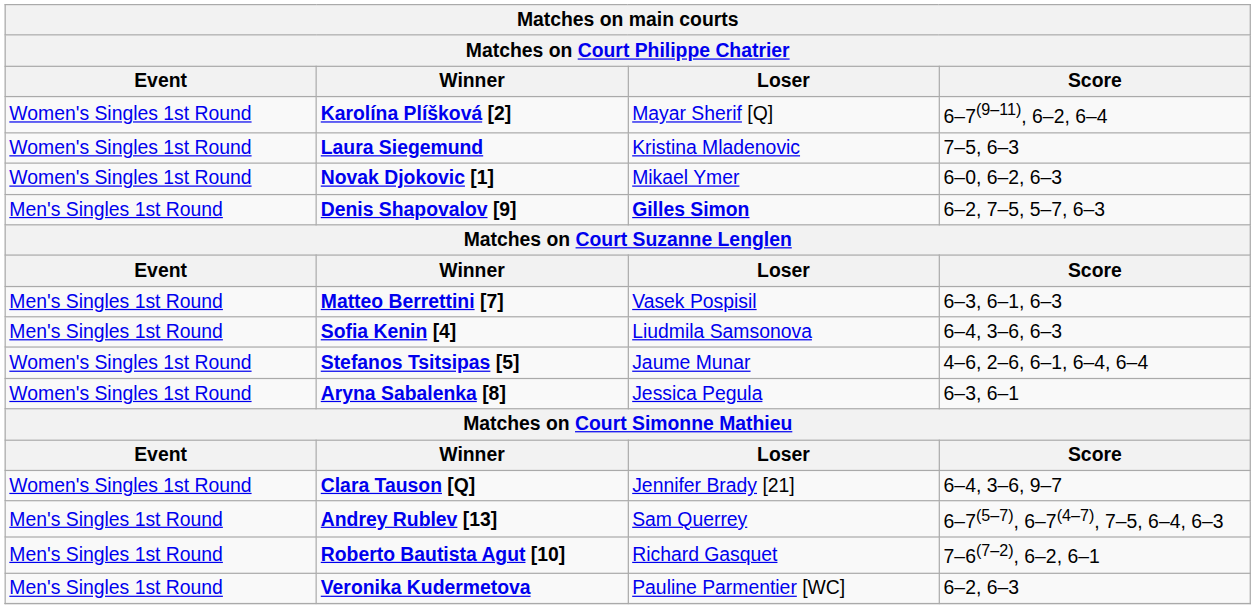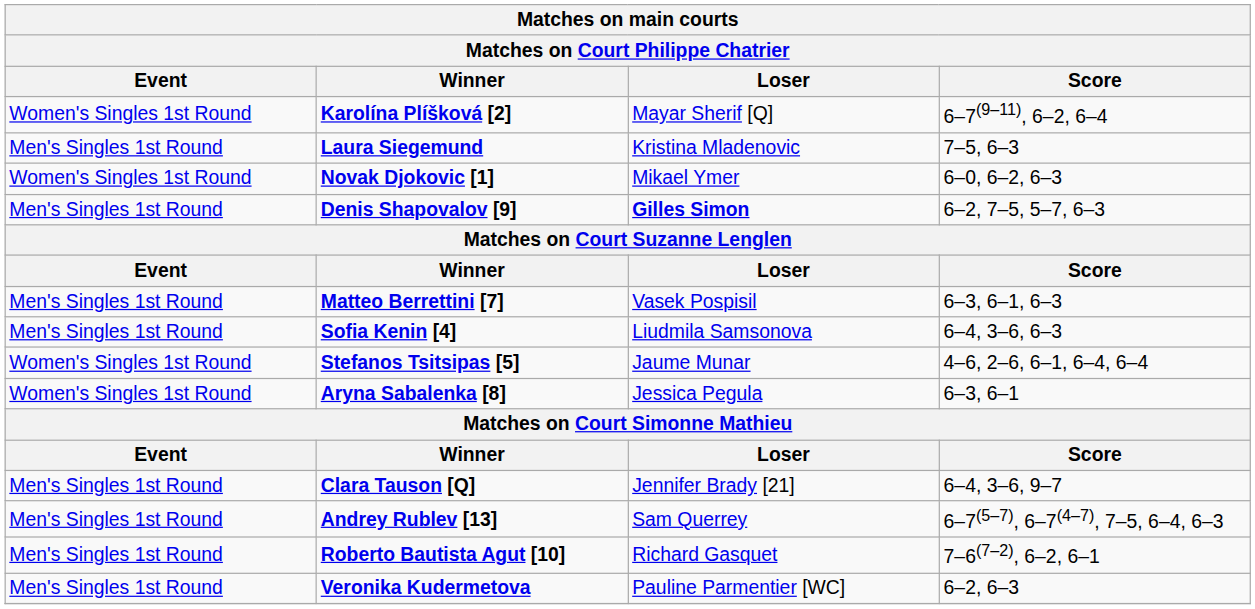(130, 147) Women's Singles 1st Round -> (116, 147) Men's Singles 1st Round
(130, 485) Women's Singles 1st Round -> (116, 485) Men's Singles 1st Round
